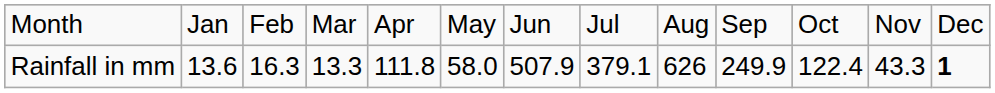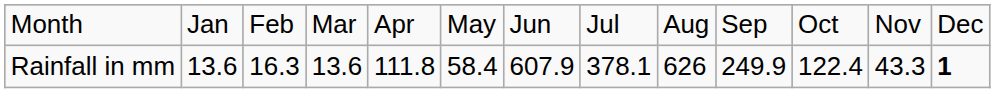(337, 66) 13.3 -> (337, 66) 13.6
(472, 66) 58.0 -> (472, 66) 58.4
(542, 66) 507.9 -> (542, 66) 607.9
(619, 66) 379.1 -> (619, 66) 378.1
